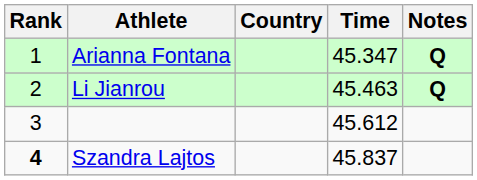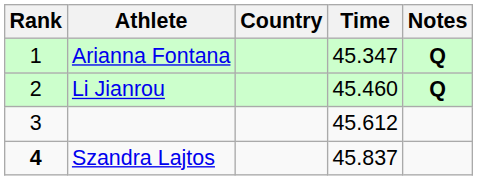(365, 89) 45.463 -> (365, 89) 45.460
